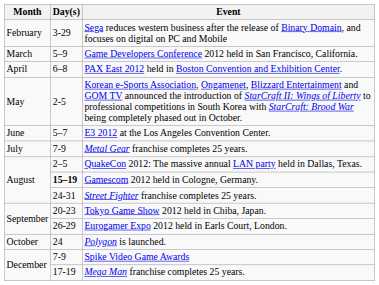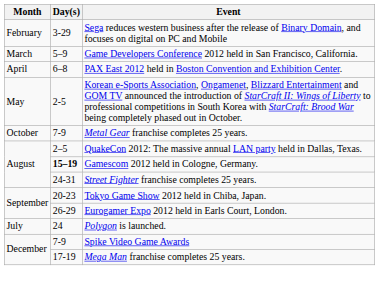- row: (177, 133)
(15, 149) July -> (22, 133) October
(22, 241) October -> (15, 226) July
